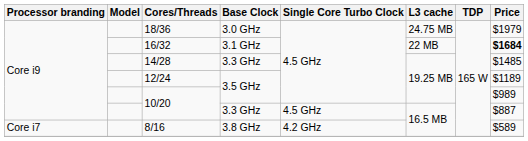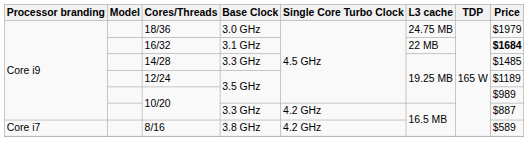(302, 111) 4.5 GHz -> (302, 111) 4.2 GHz
